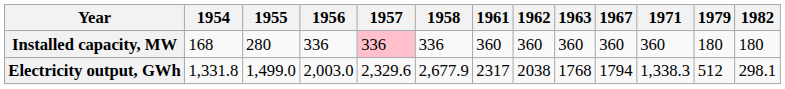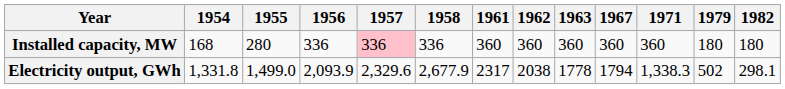(329, 70) 2,003.0 -> (329, 70) 2,093.9
(575, 70) 1768 -> (575, 70) 1778
(710, 70) 512 -> (710, 70) 502
